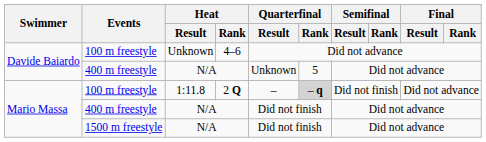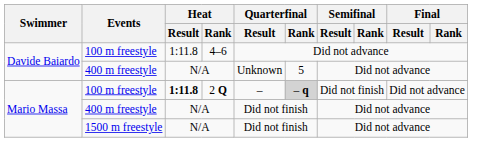(191, 52) Unknown -> (184, 52) 1:11.8
(191, 90) normal -> (184, 90) bold
